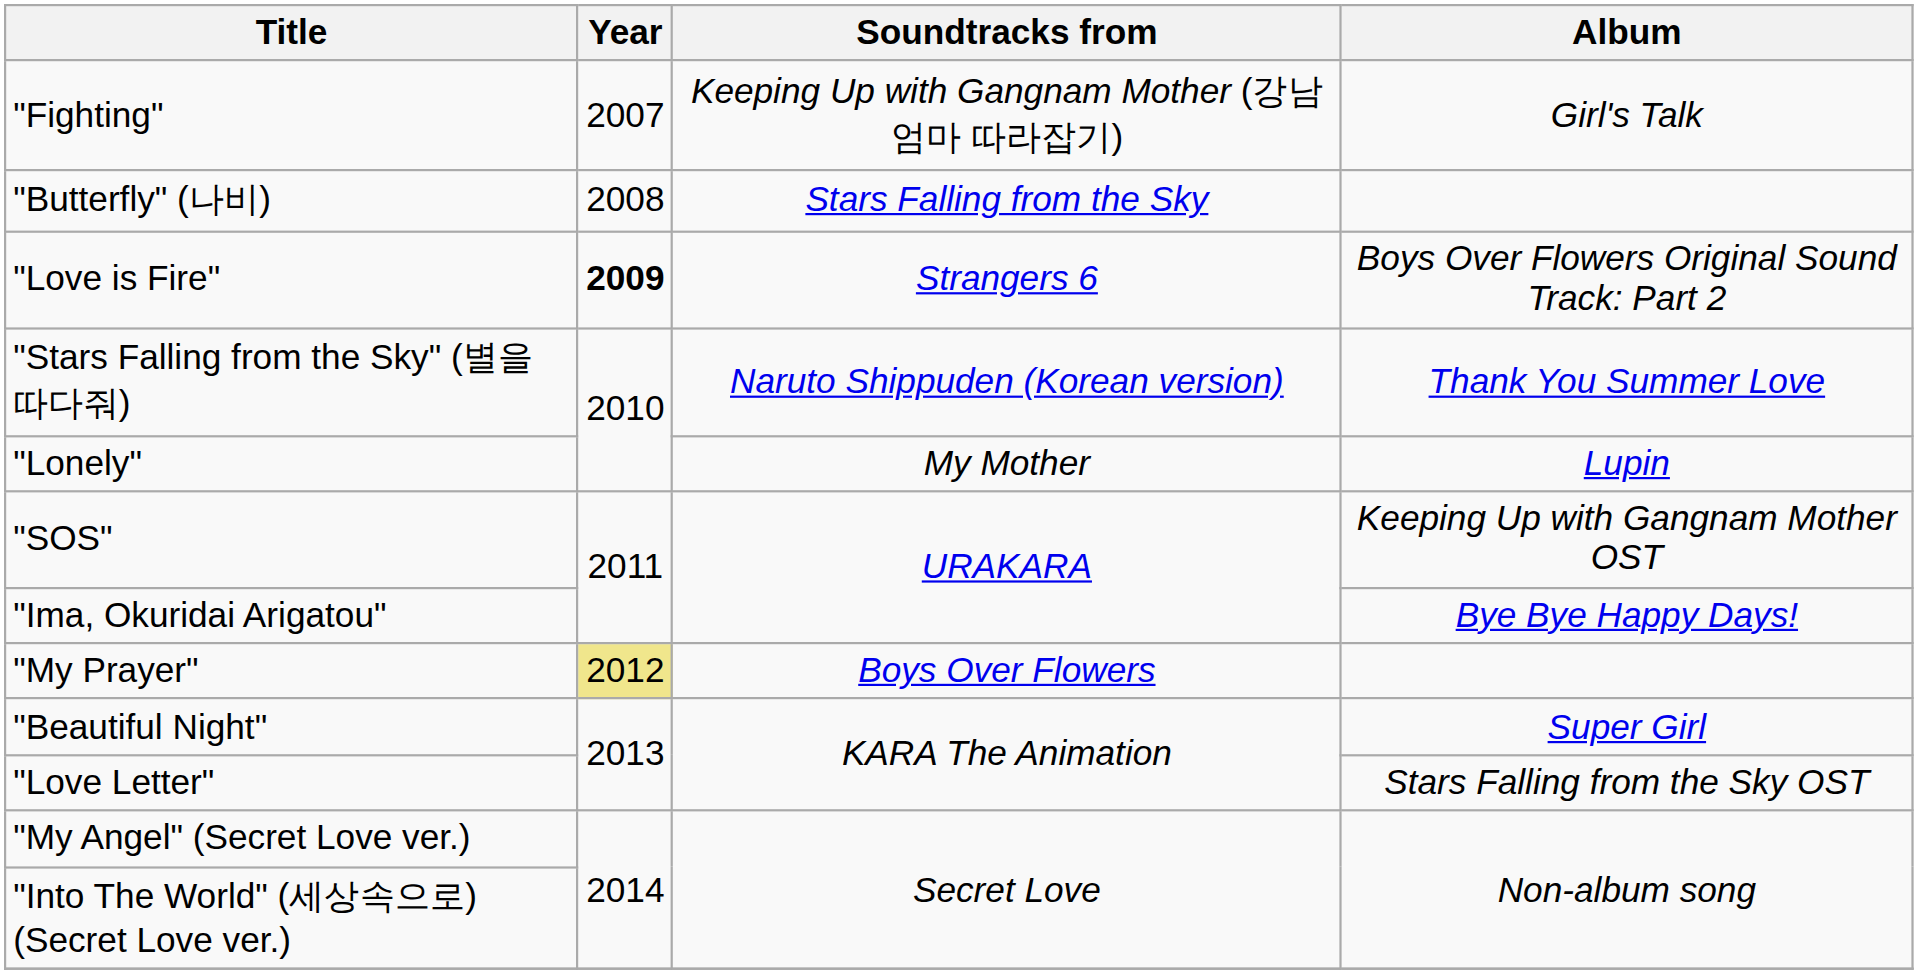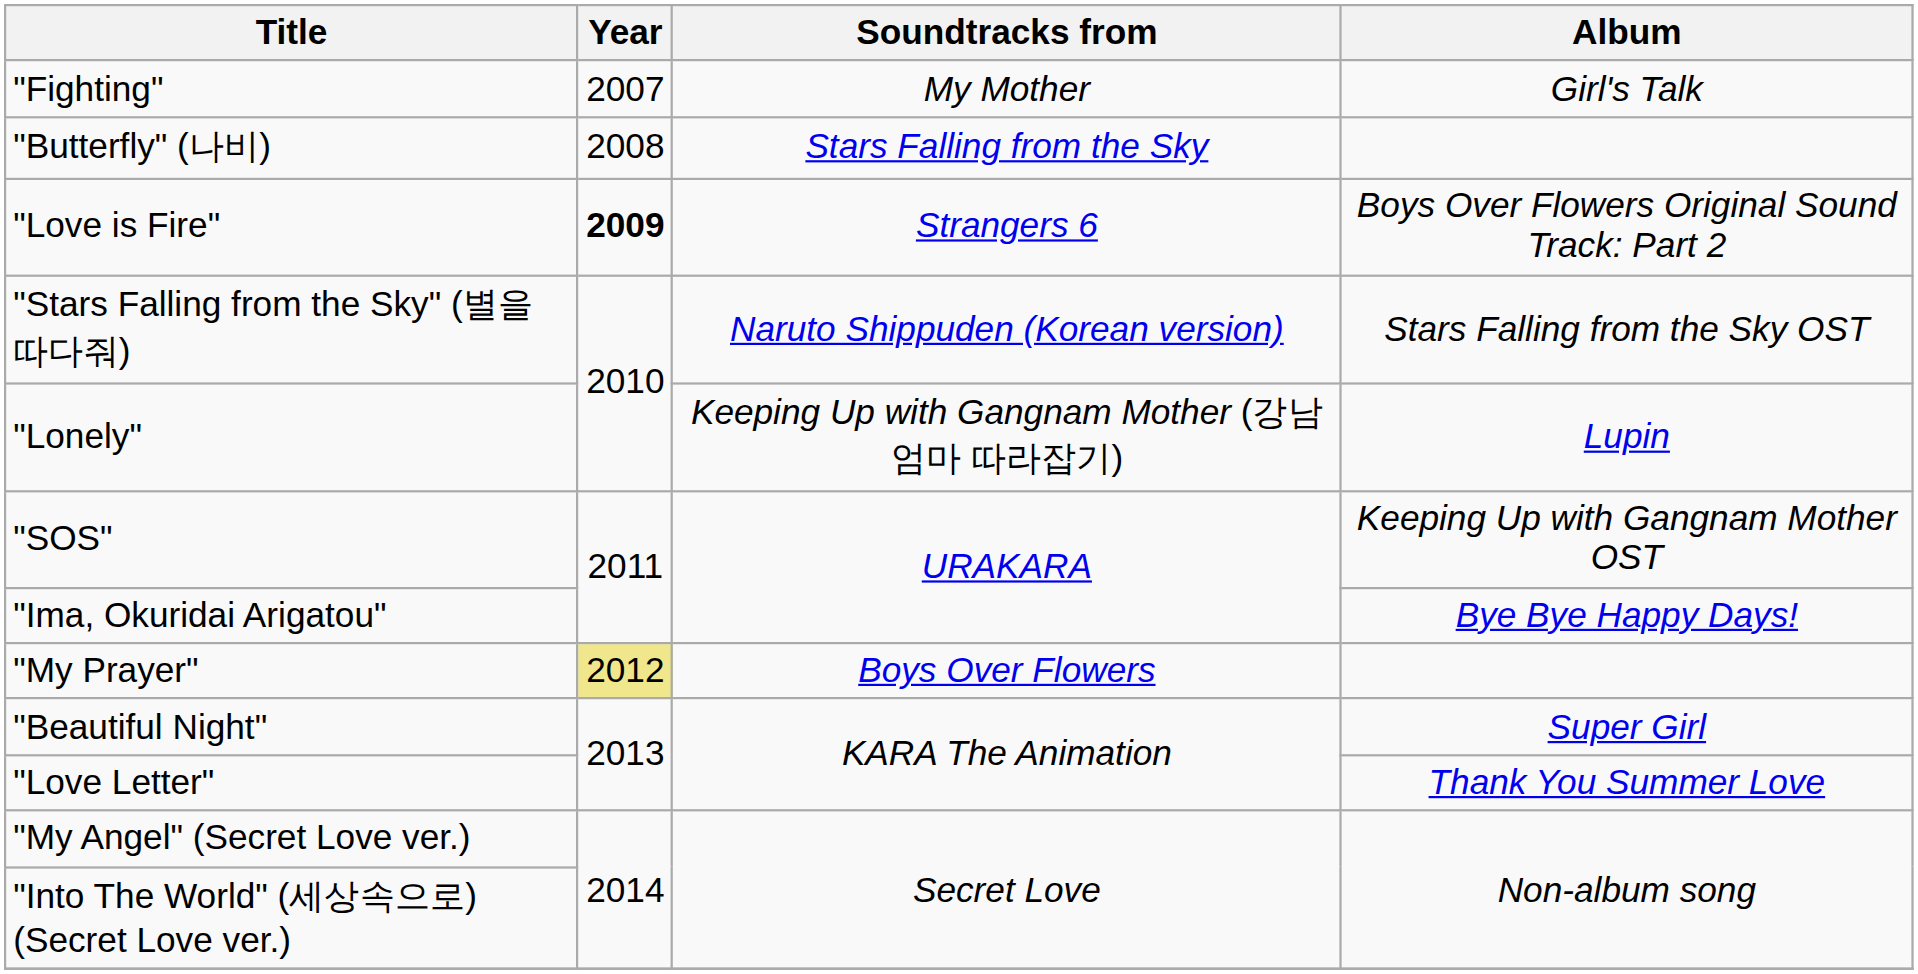(1007, 113) Keeping Up with Gangnam Mother (강남엄마 따라잡기) -> (1007, 88) My Mother
(1627, 381) Thank You Summer Love -> (1627, 328) Stars Falling from the Sky OST
(1007, 463) My Mother -> (1007, 435) Keeping Up with Gangnam Mother (강남엄마 따라잡기)
(1627, 782) Stars Falling from the Sky OST -> (1627, 782) Thank You Summer Love
